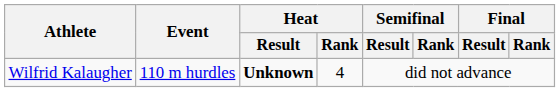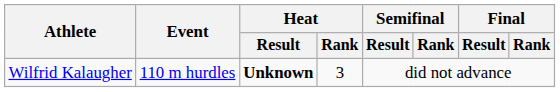(340, 72) 4 -> (340, 72) 3
